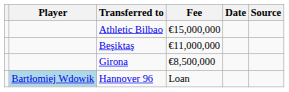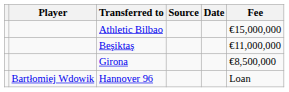columns swapped: (194, 12) <-> (266, 12)
(53, 78) lightblue background -> (53, 78) no background
